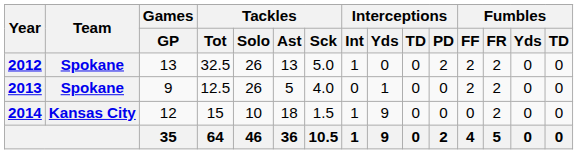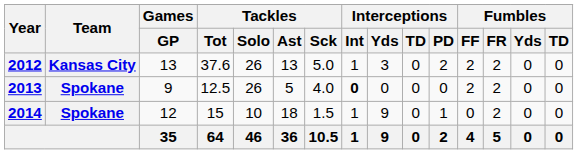(92, 64) Spokane -> (92, 64) Kansas City
(215, 64) 32.5 -> (215, 64) 37.6
(385, 64) 0 -> (385, 64) 3
(354, 88) normal -> (354, 88) bold
(385, 88) 1 -> (385, 88) 0
(92, 112) Kansas City -> (92, 112) Spokane
(443, 112) 0 -> (443, 112) 1
